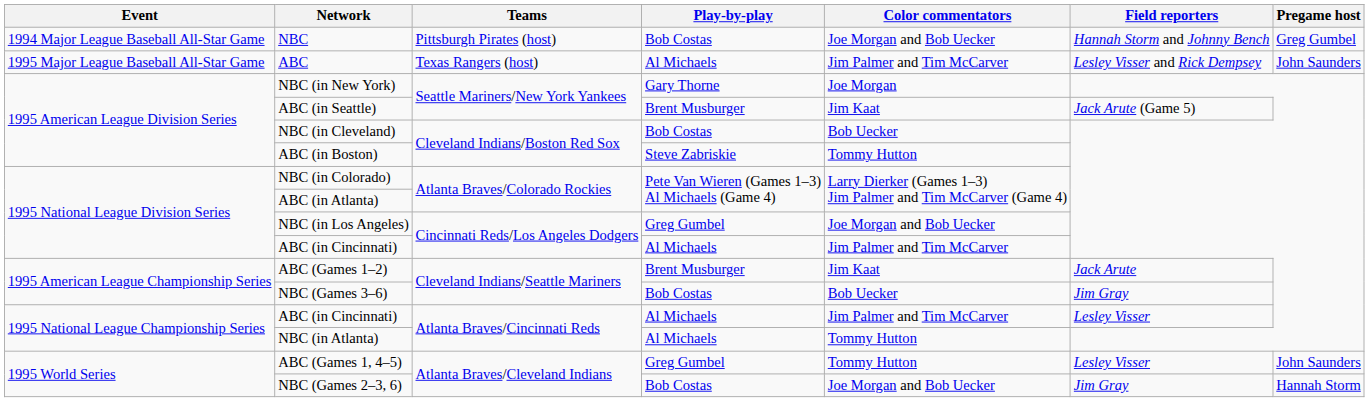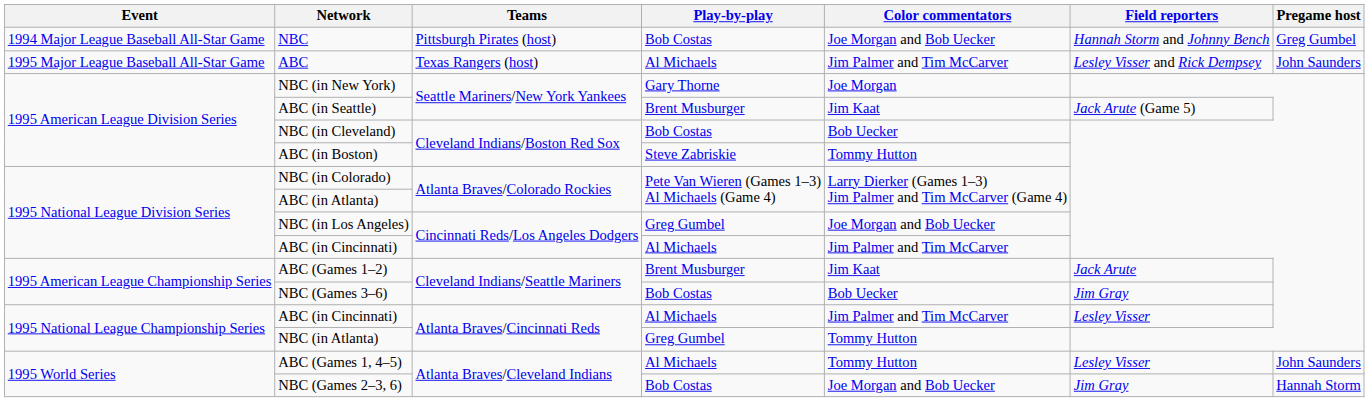(681, 339) Al Michaels -> (685, 339) Greg Gumbel
(685, 362) Greg Gumbel -> (681, 362) Al Michaels
